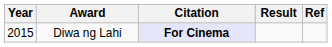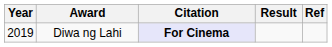(20, 32) 2015 -> (20, 32) 2019
